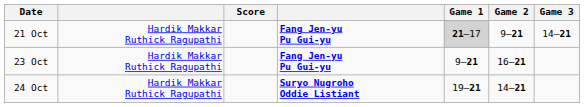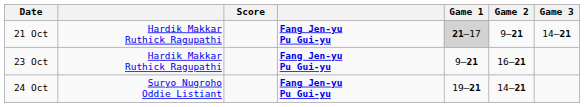(173, 88) Hardik Makkar Ruthick Ragupathi -> (182, 88) Suryo Nugroho Oddie Listiant
(320, 88) Suryo Nugroho Oddie Listiant -> (311, 88) Fang Jen-yu Pu Gui-yu
